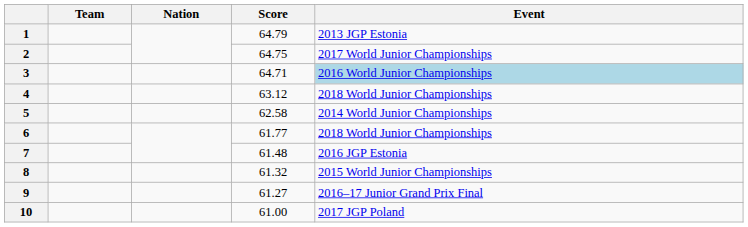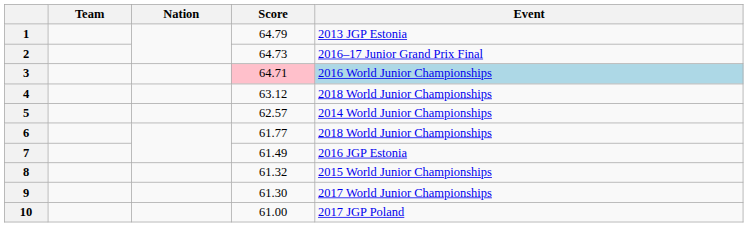(273, 53) 64.75 -> (273, 53) 64.73
(405, 53) 2017 World Junior Championships -> (401, 53) 2016–17 Junior Grand Prix Final
(273, 73) no background -> (273, 73) pink background
(273, 113) 62.58 -> (273, 113) 62.57
(273, 152) 61.48 -> (273, 152) 61.49
(273, 192) 61.27 -> (273, 192) 61.30
(401, 192) 2016–17 Junior Grand Prix Final -> (405, 192) 2017 World Junior Championships
